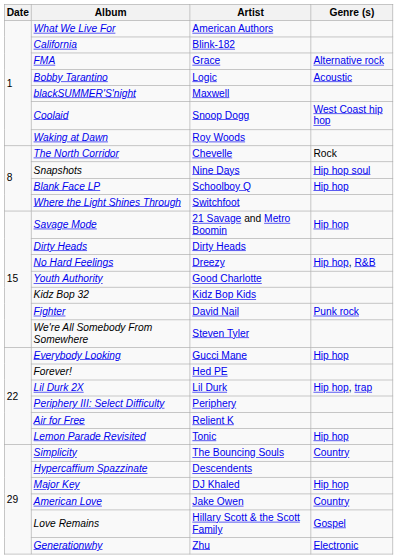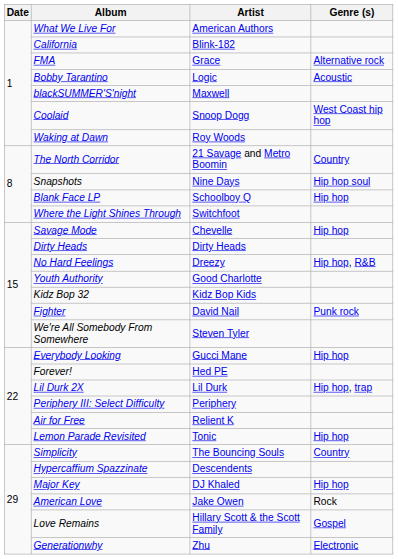(212, 154) Chevelle -> (241, 159) 21 Savage and Metro Boomin
(325, 154) Rock -> (331, 159) Country
(241, 224) 21 Savage and Metro Boomin -> (212, 230) Chevelle
(331, 501) Country -> (325, 501) Rock
